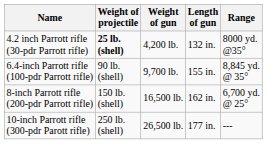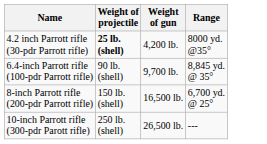- column: (203, 17)
